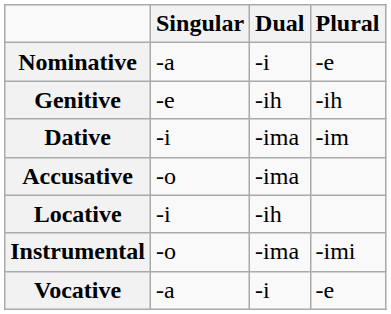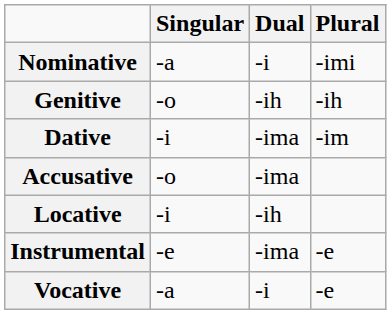(325, 61) -e -> (336, 61) -imi
(165, 99) -e -> (166, 99) -o
(166, 251) -o -> (165, 251) -e
(336, 251) -imi -> (325, 251) -e
